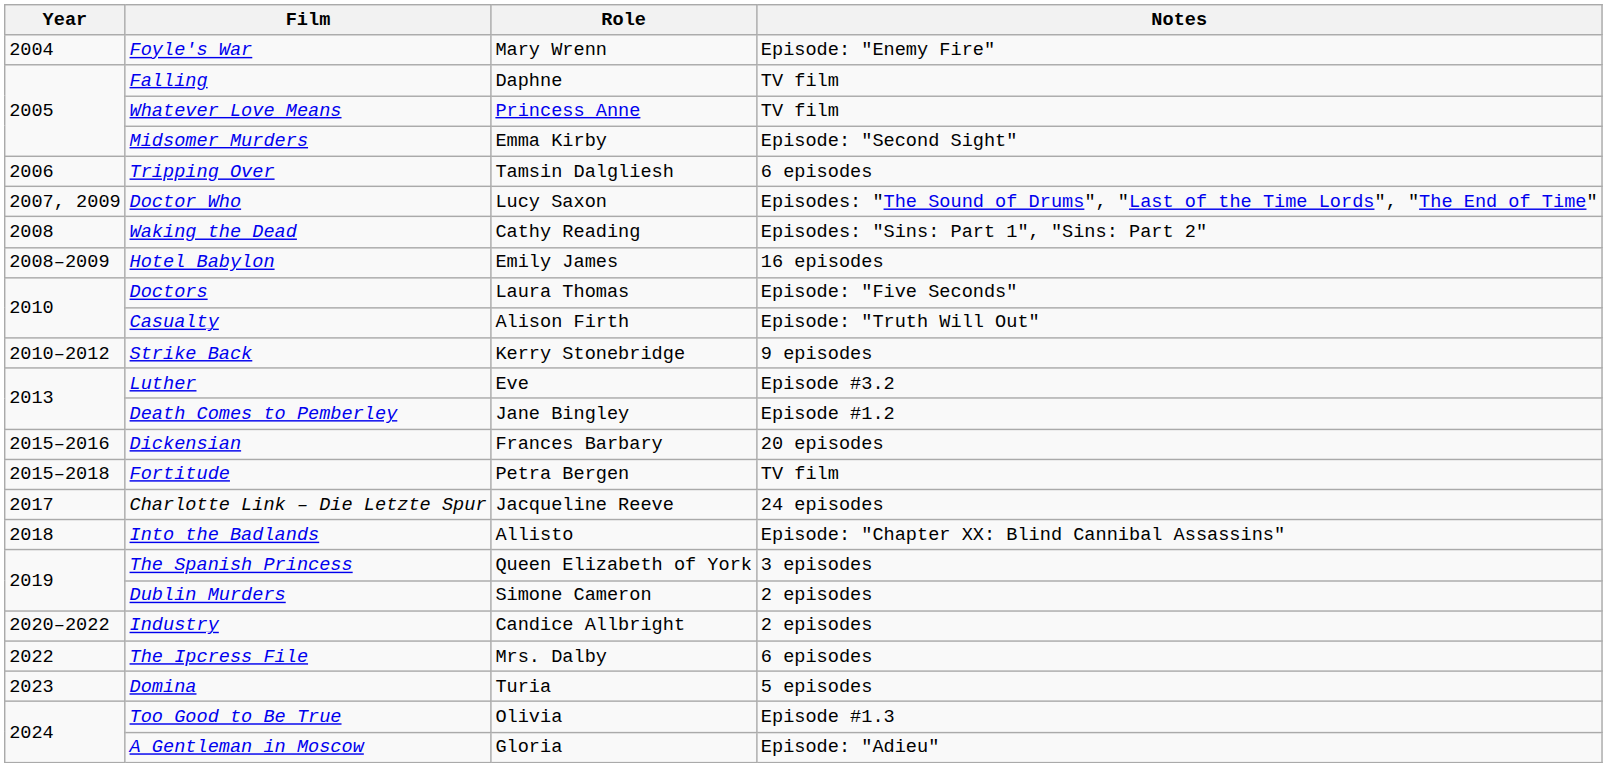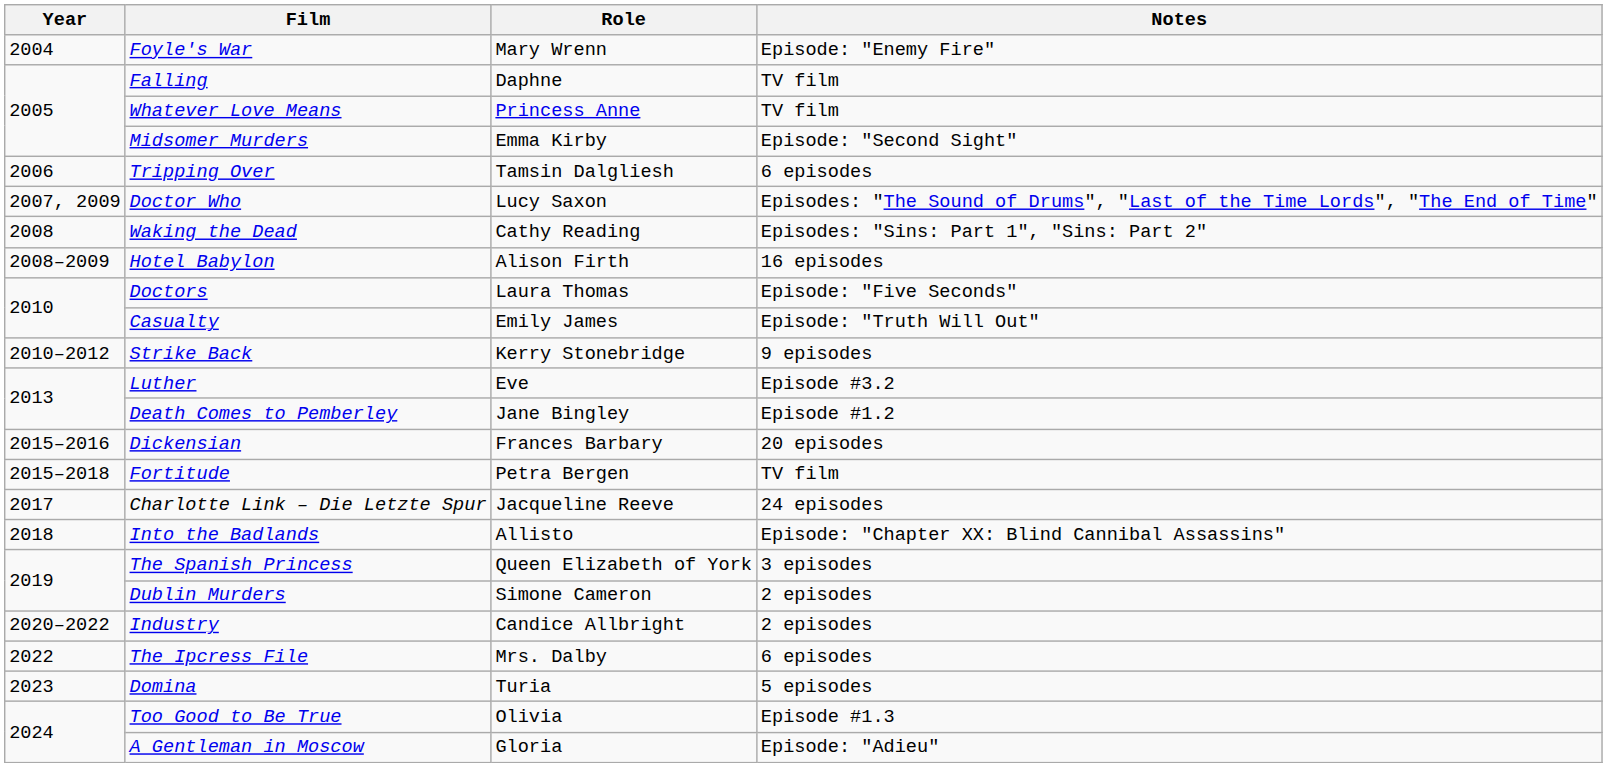(557, 262) Emily James -> (562, 262) Alison Firth
(562, 323) Alison Firth -> (557, 323) Emily James
